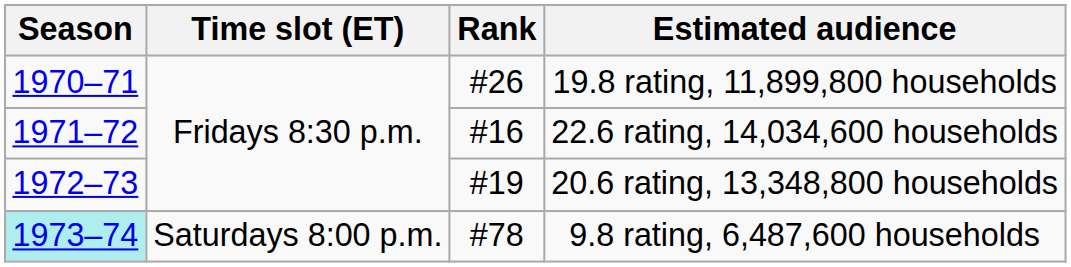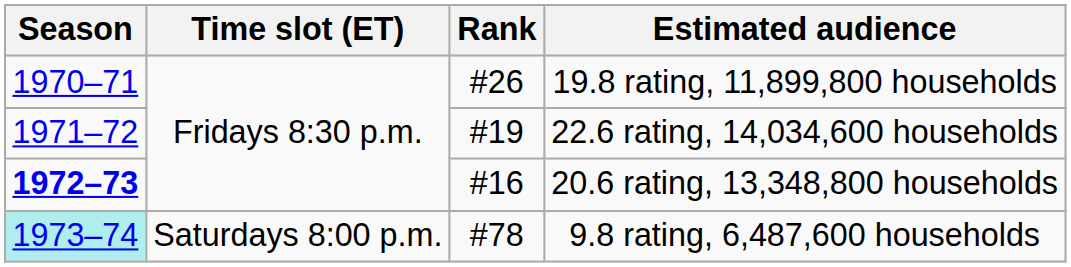(497, 132) #16 -> (497, 132) #19
(75, 183) normal -> (75, 183) bold
(497, 183) #19 -> (497, 183) #16
